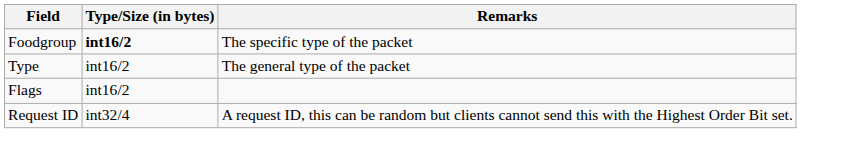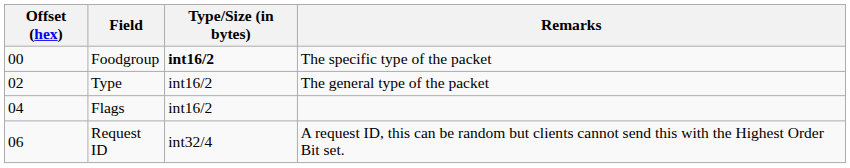+ column: (46, 25)
